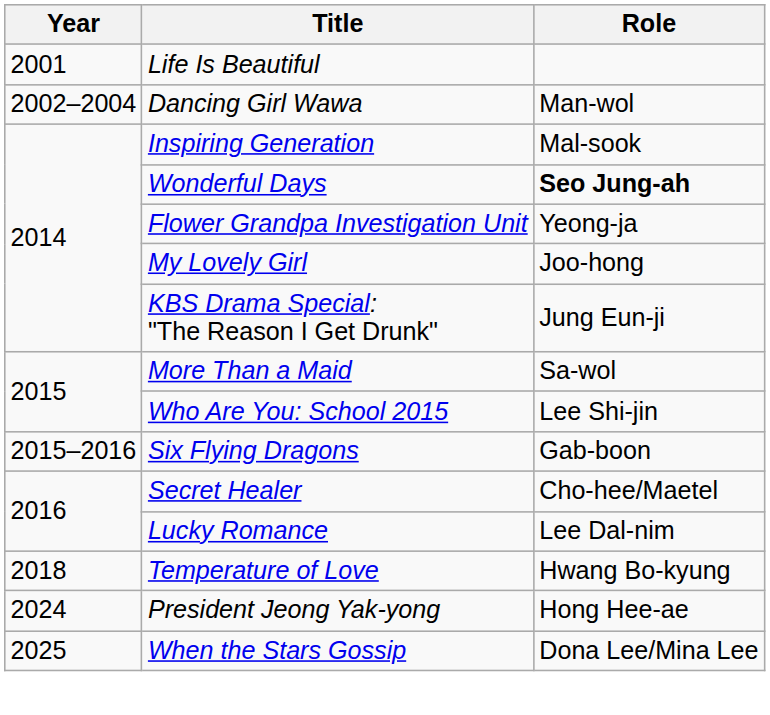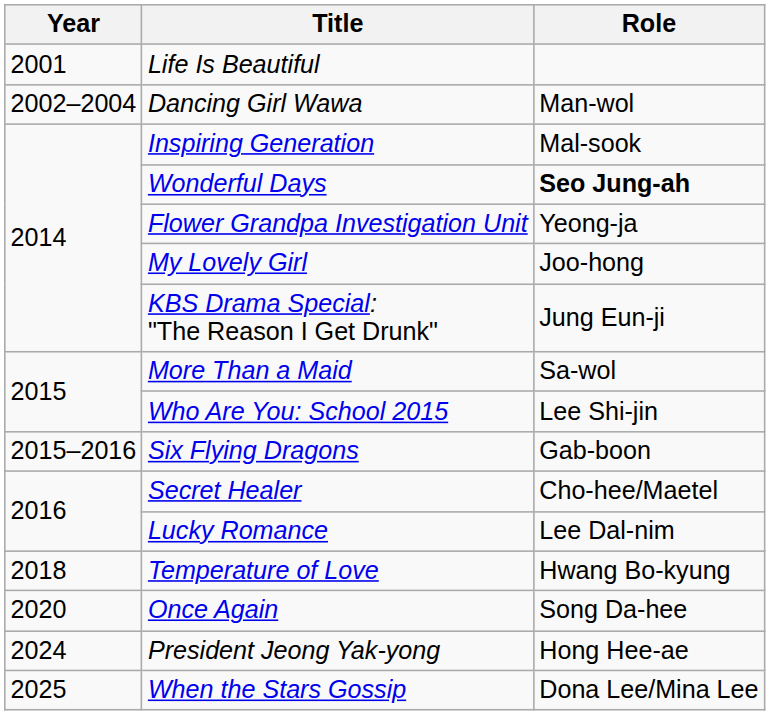+ row: (213, 610)
